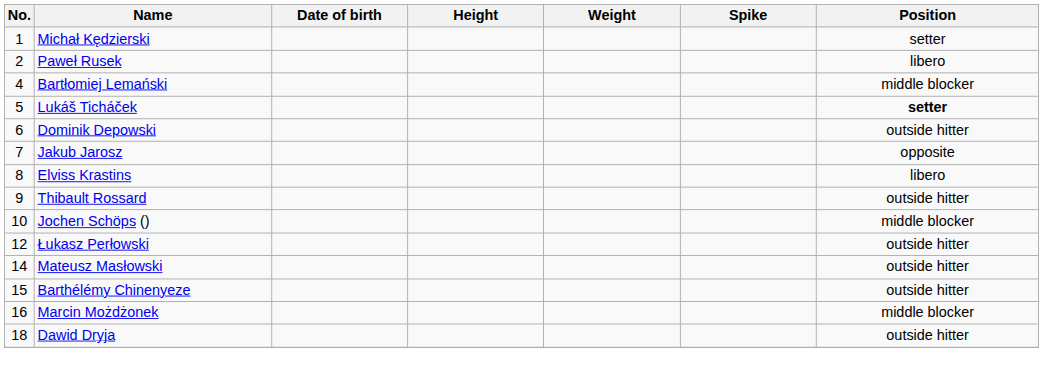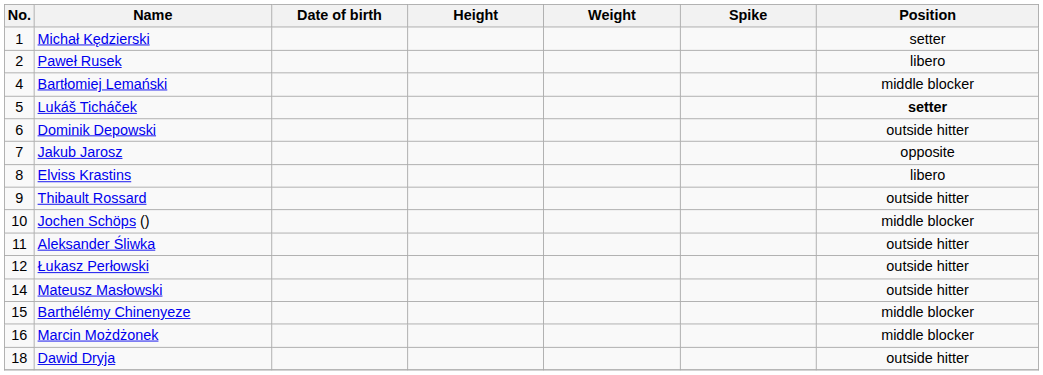+ row: (96, 244)
(928, 289) outside hitter -> (928, 312) middle blocker
